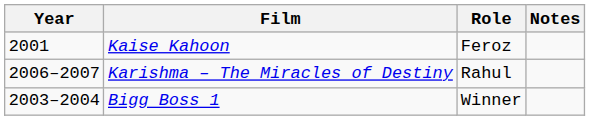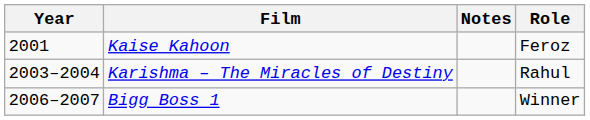columns swapped: (491, 18) <-> (555, 18)
(54, 74) 2006–2007 -> (54, 74) 2003–2004
(54, 101) 2003–2004 -> (54, 101) 2006–2007
